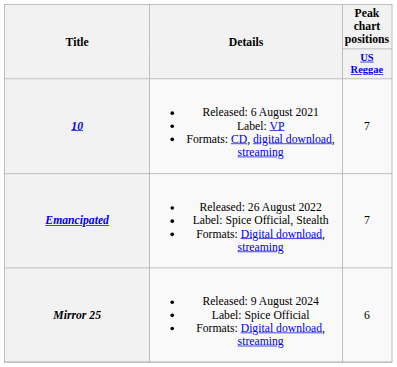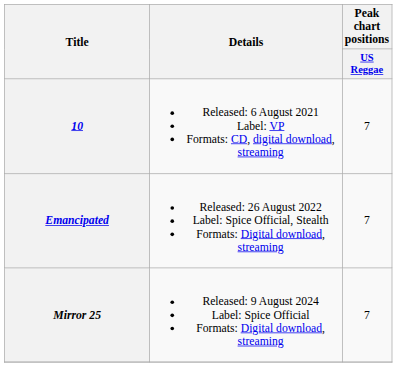(367, 315) 6 -> (367, 315) 7
